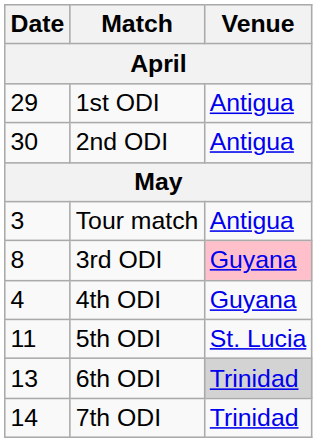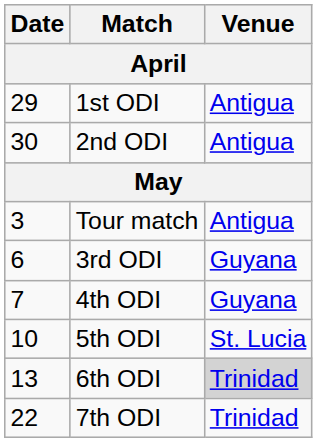(17, 260) 8 -> (17, 260) 6
(253, 260) pink background -> (253, 260) no background
(17, 299) 4 -> (17, 299) 7
(23, 338) 11 -> (24, 338) 10
(24, 417) 14 -> (24, 417) 22
